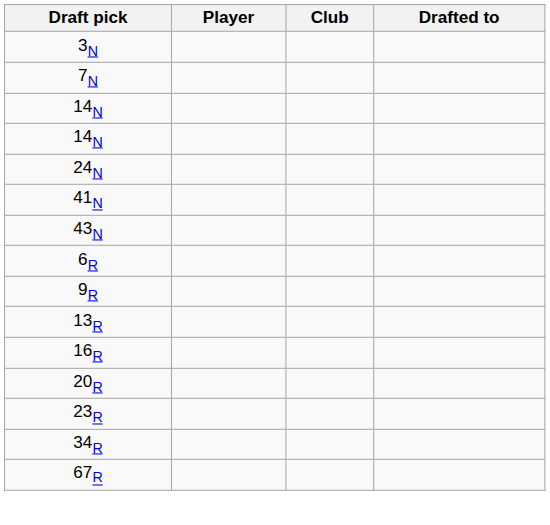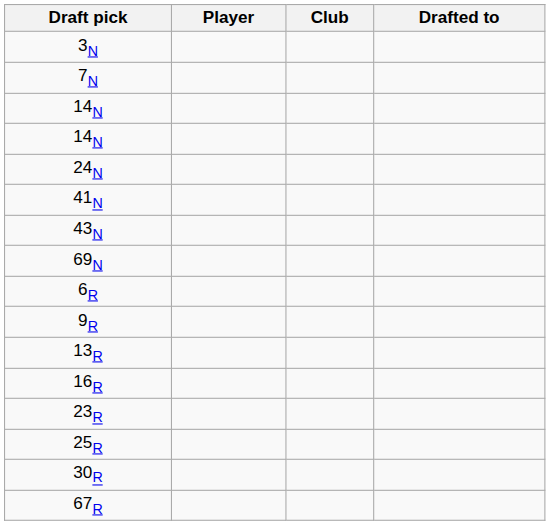+ row: (88, 261)
- row: (88, 383)
+ row: (88, 444)
+ row: (88, 475)
- row: (88, 444)
